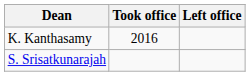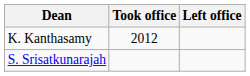(144, 38) 2016 -> (144, 38) 2012
